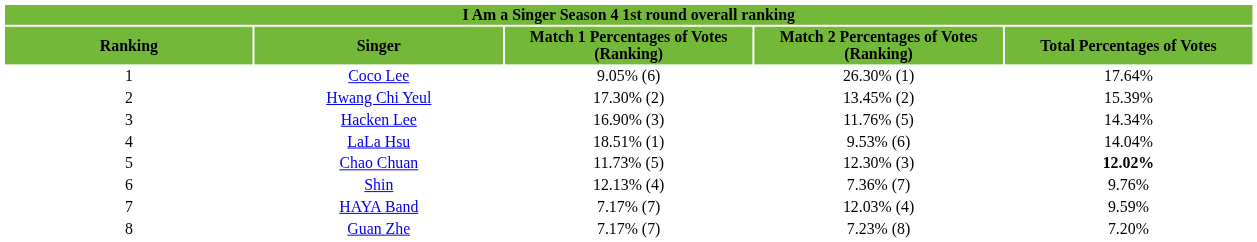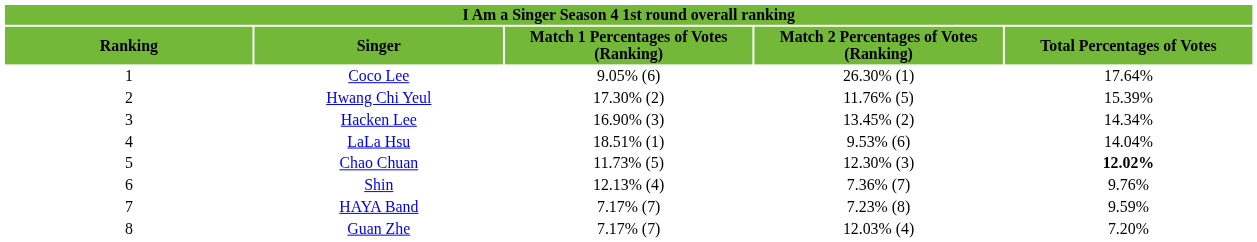(879, 98) 13.45% (2) -> (879, 98) 11.76% (5)
(879, 119) 11.76% (5) -> (879, 119) 13.45% (2)
(879, 206) 12.03% (4) -> (879, 206) 7.23% (8)
(879, 228) 7.23% (8) -> (879, 228) 12.03% (4)
